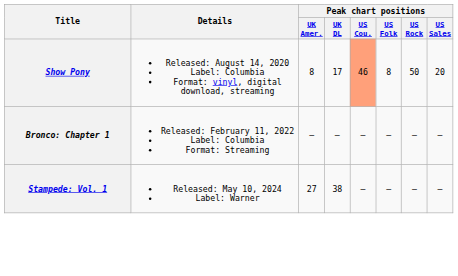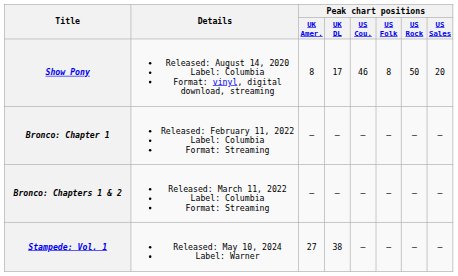(363, 73) lightsalmon background -> (363, 73) no background
+ row: (68, 194)
